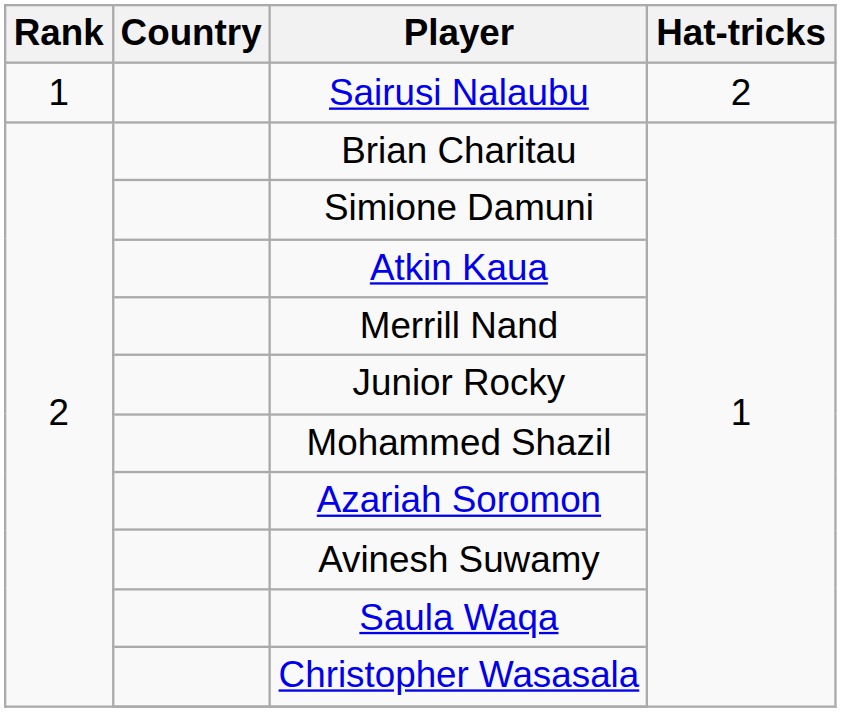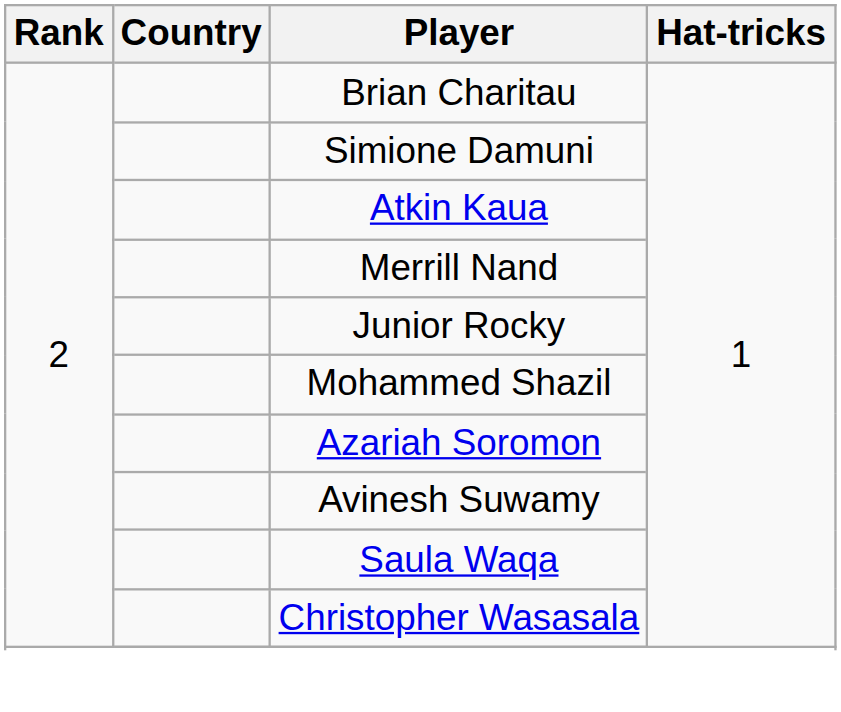- row: (459, 92)
